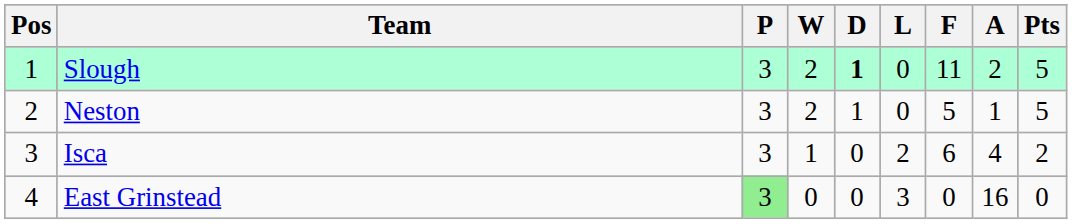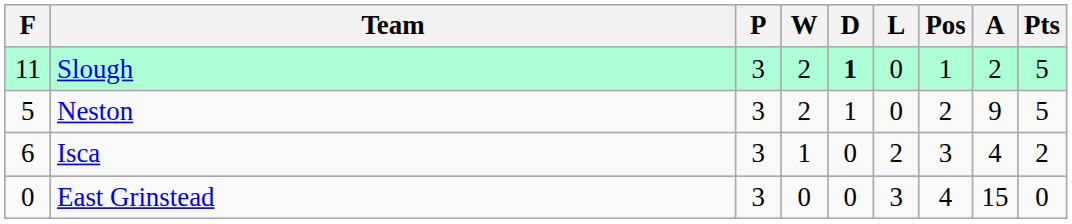columns swapped: (31, 25) <-> (949, 25)
(995, 111) 1 -> (995, 111) 9
(765, 196) lightgreen background -> (758, 196) no background
(995, 196) 16 -> (995, 196) 15
